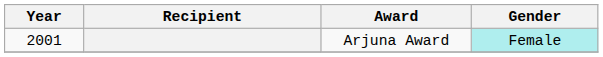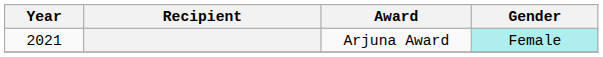(44, 40) 2001 -> (44, 40) 2021
